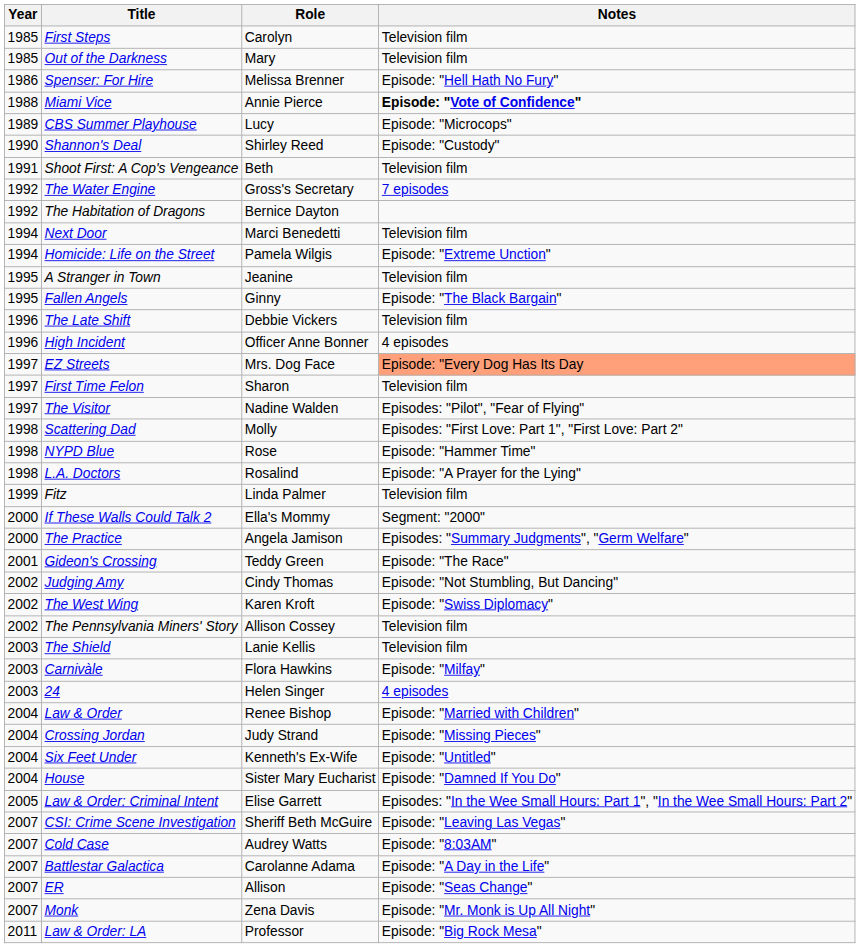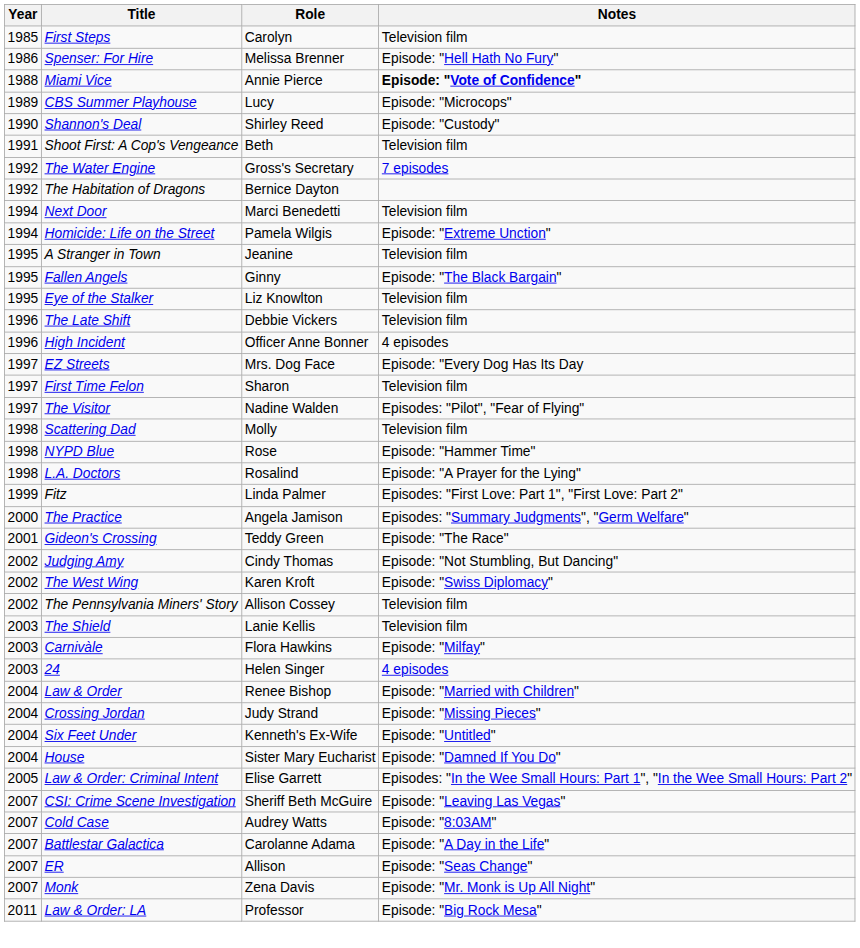- row: (106, 59)
+ row: (99, 299)
(483, 364) lightsalmon background -> (483, 364) no background
(532, 430) Episodes: "First Love: Part 1", "First Love: Part 2" -> (425, 430) Television film
(425, 495) Television film -> (532, 495) Episodes: "First Love: Part 1", "First Love: Part 2"
- row: (128, 517)
